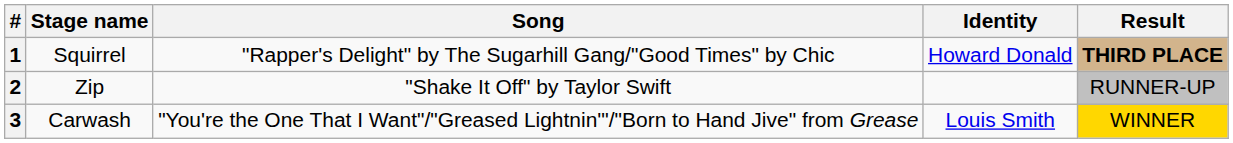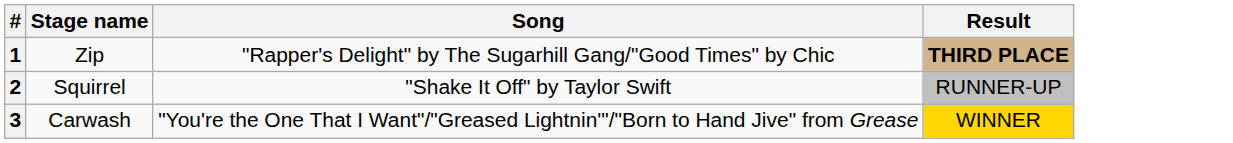- column: (1000, 21)
(90, 54) Squirrel -> (90, 54) Zip
(90, 87) Zip -> (90, 87) Squirrel
